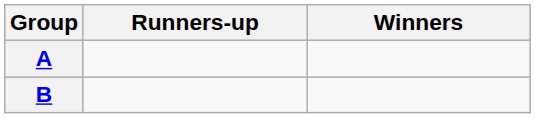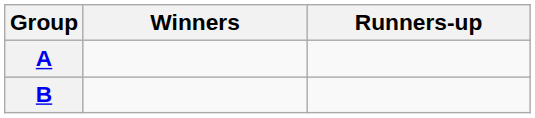columns swapped: (419, 22) <-> (195, 22)
